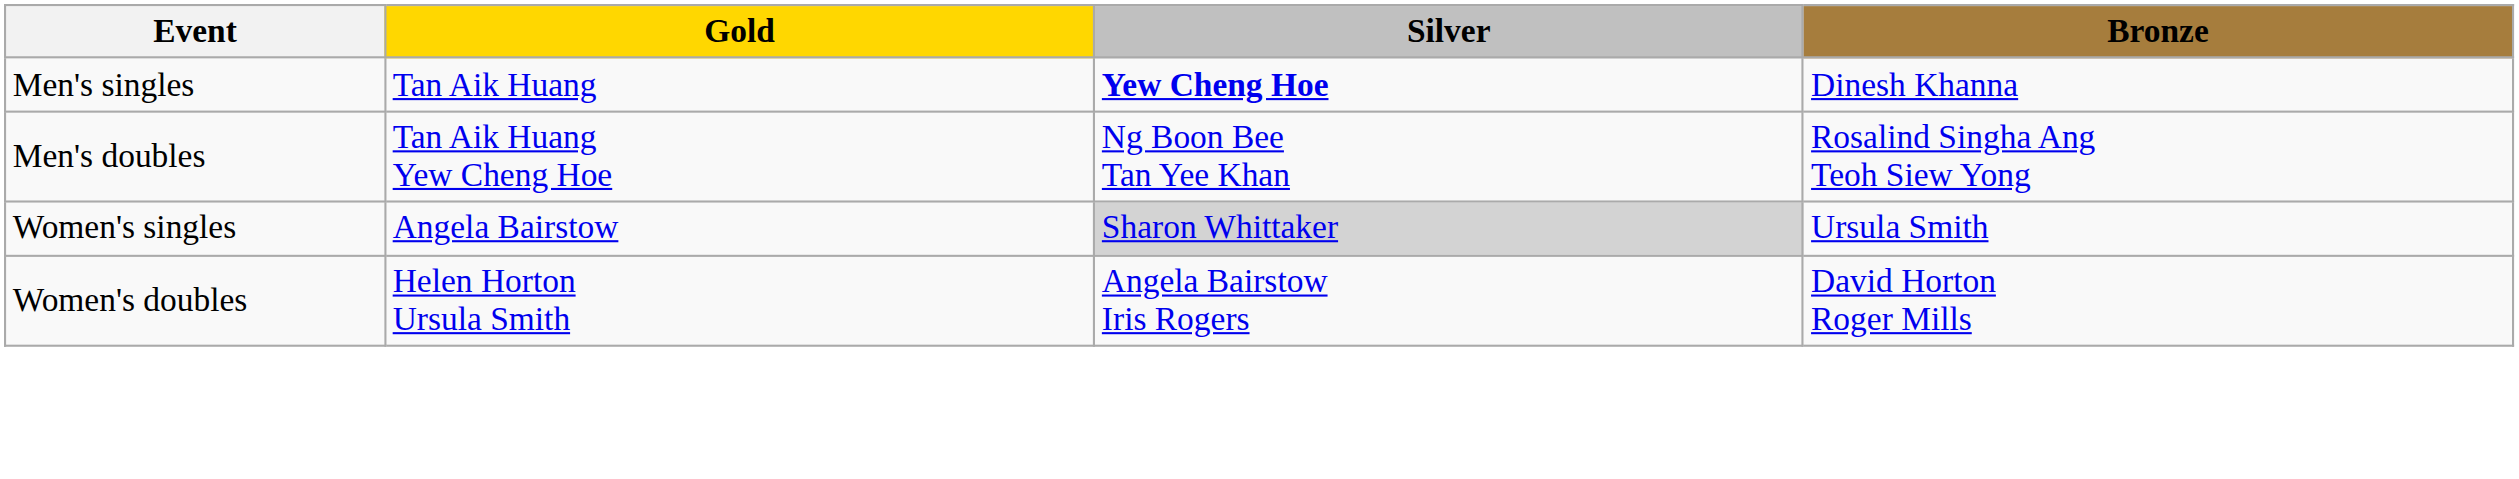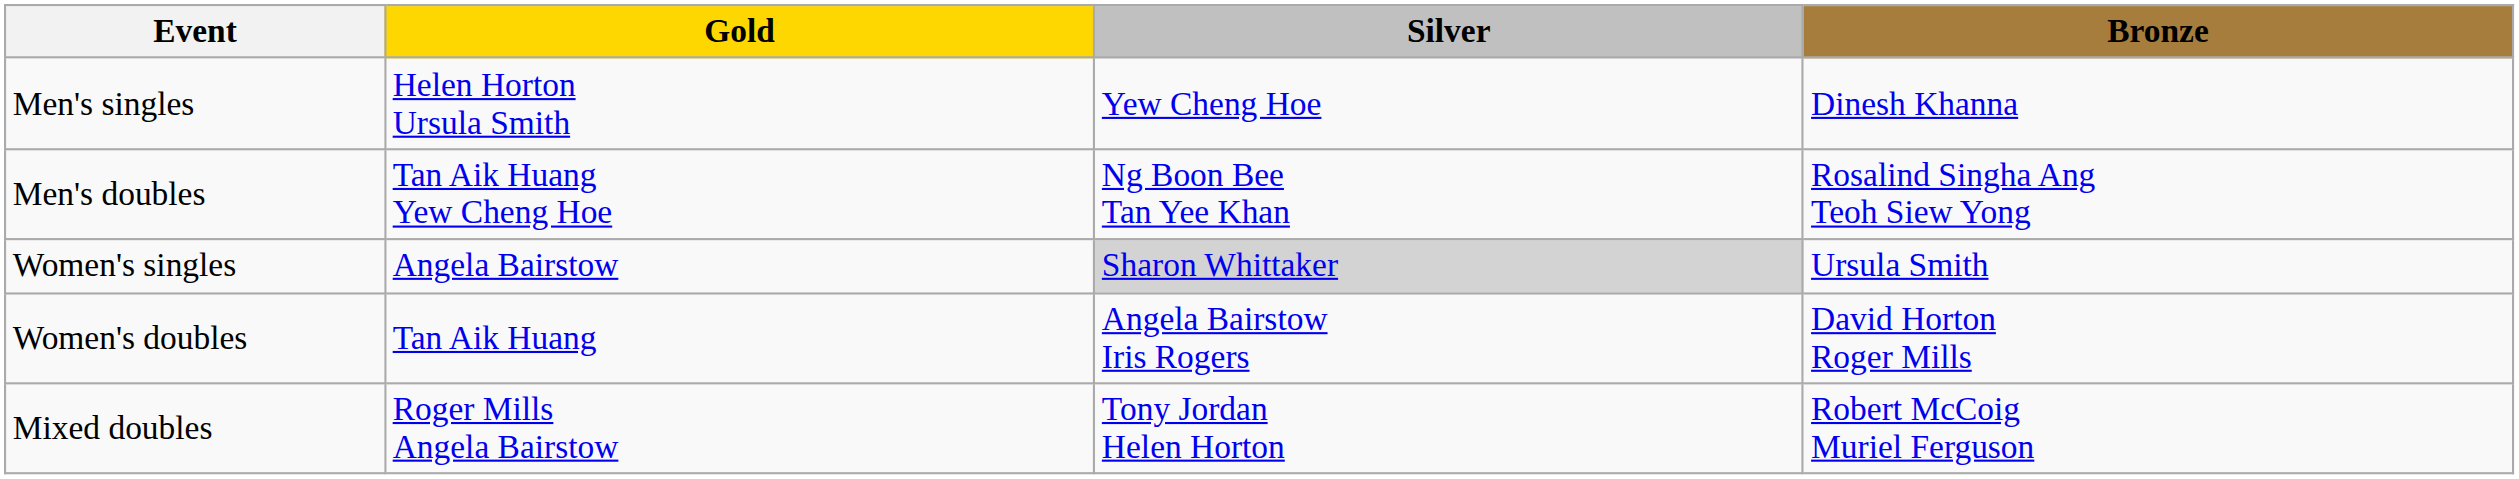(495, 84) Tan Aik Huang -> (484, 102) Helen Horton Ursula Smith
(1215, 84) bold -> (1212, 102) normal
(484, 299) Helen Horton Ursula Smith -> (495, 337) Tan Aik Huang
+ row: (113, 427)
